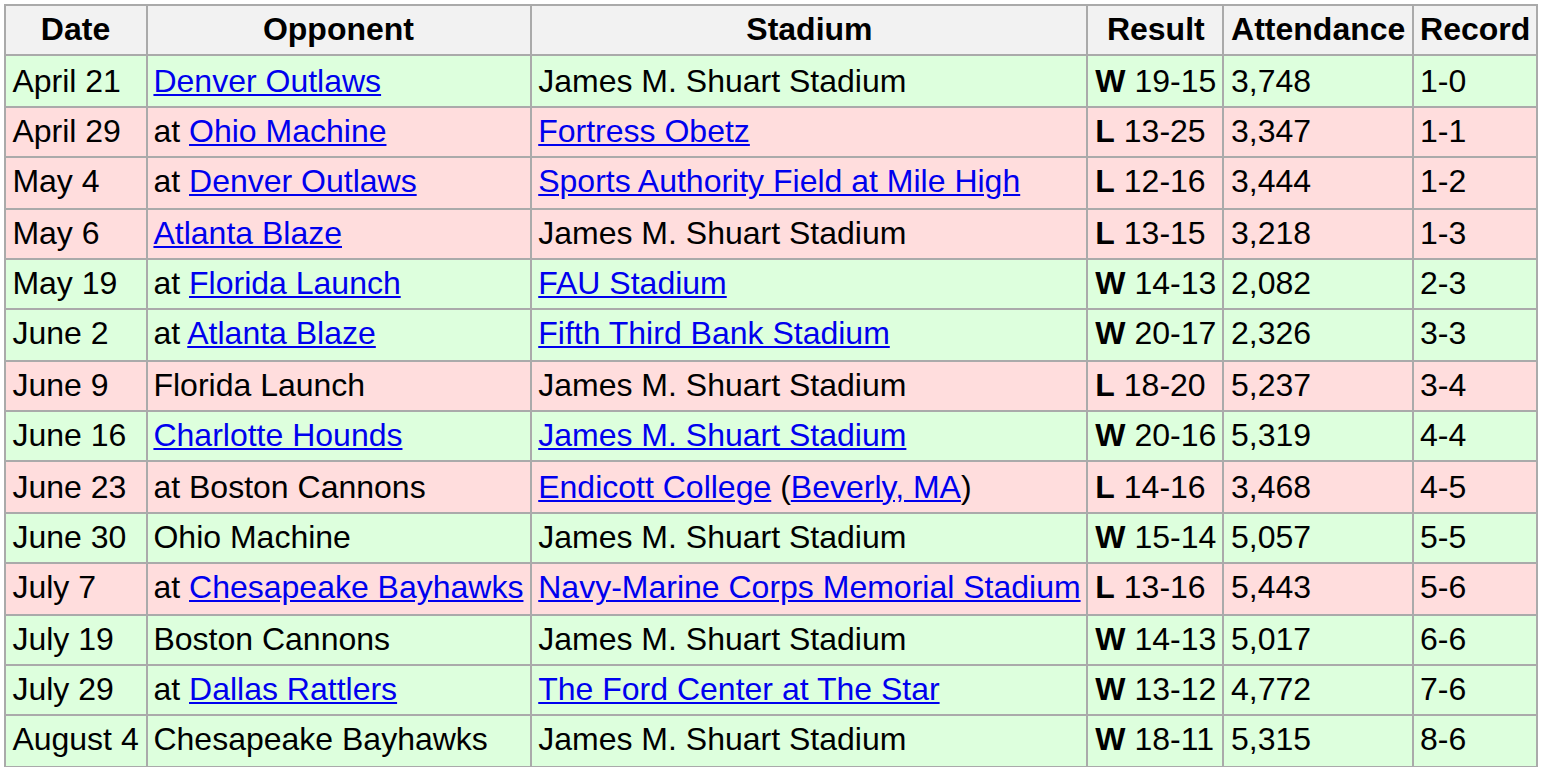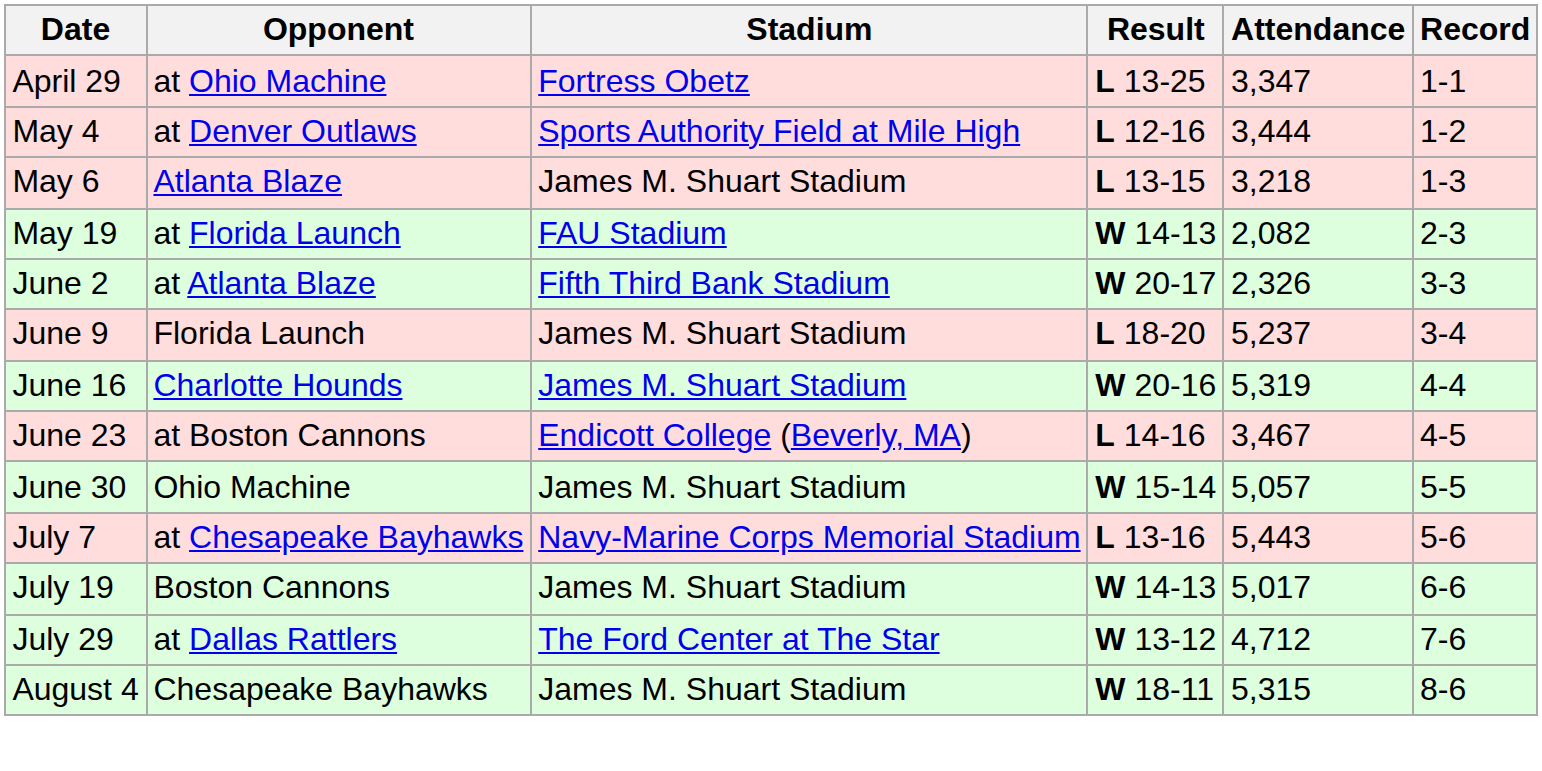- row: (67, 80)
(1271, 486) 3,468 -> (1271, 435) 3,467
(1271, 689) 4,772 -> (1271, 638) 4,712
